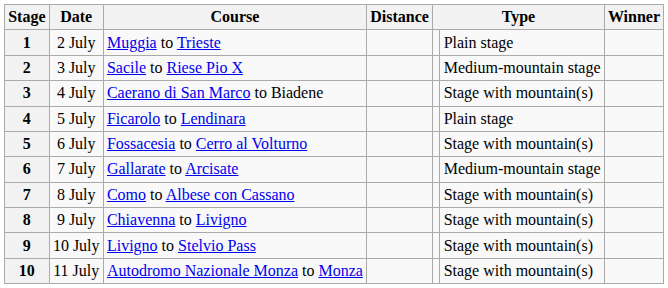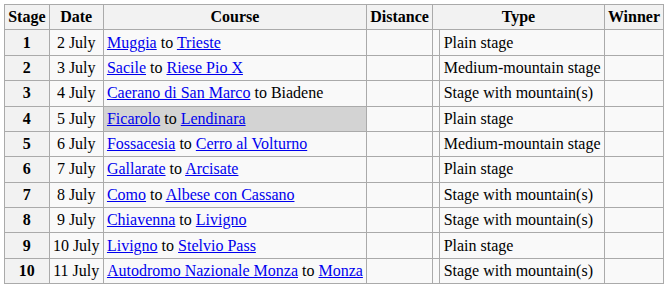(176, 118) no background -> (176, 118) lightgrey background
(518, 144) Stage with mountain(s) -> (522, 144) Medium-mountain stage
(522, 169) Medium-mountain stage -> (479, 169) Plain stage
(518, 245) Stage with mountain(s) -> (479, 245) Plain stage
